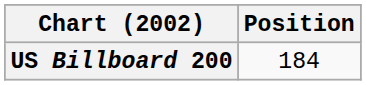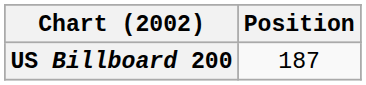(299, 61) 184 -> (299, 61) 187
